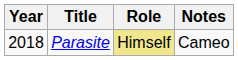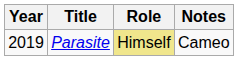(26, 42) 2018 -> (26, 42) 2019
